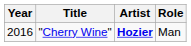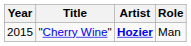(20, 32) 2016 -> (20, 32) 2015
